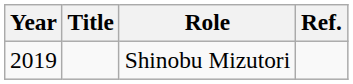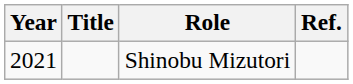(33, 60) 2019 -> (33, 60) 2021
